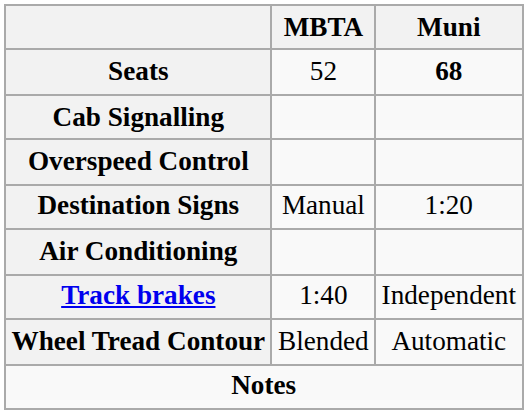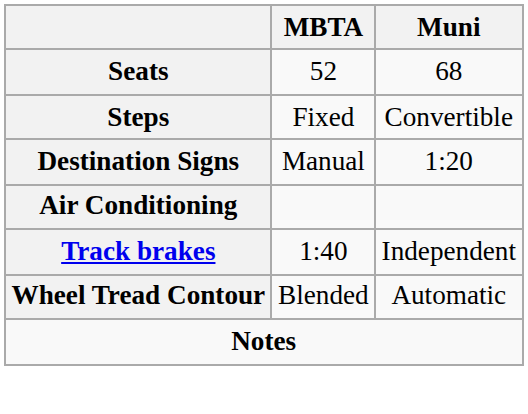(449, 71) bold -> (449, 71) normal
- row: (138, 116)
+ row: (138, 116)
- row: (138, 161)
